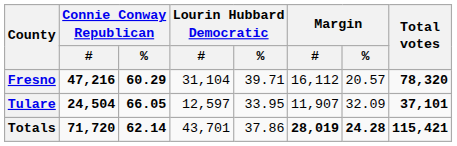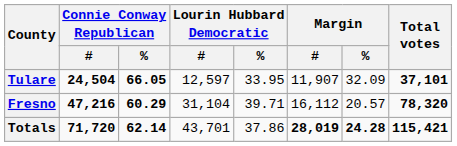rows swapped: (32, 80) <-> (32, 104)
